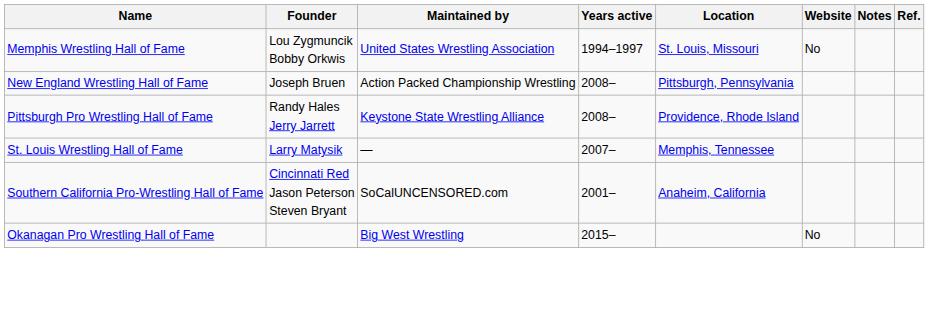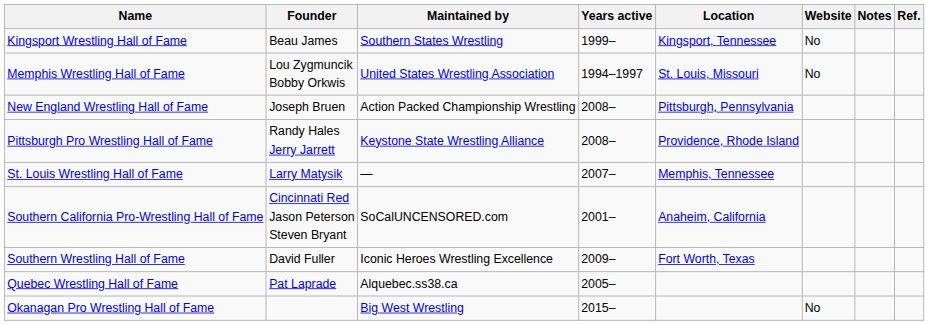+ row: (97, 40)
+ row: (96, 259)
+ row: (93, 283)
